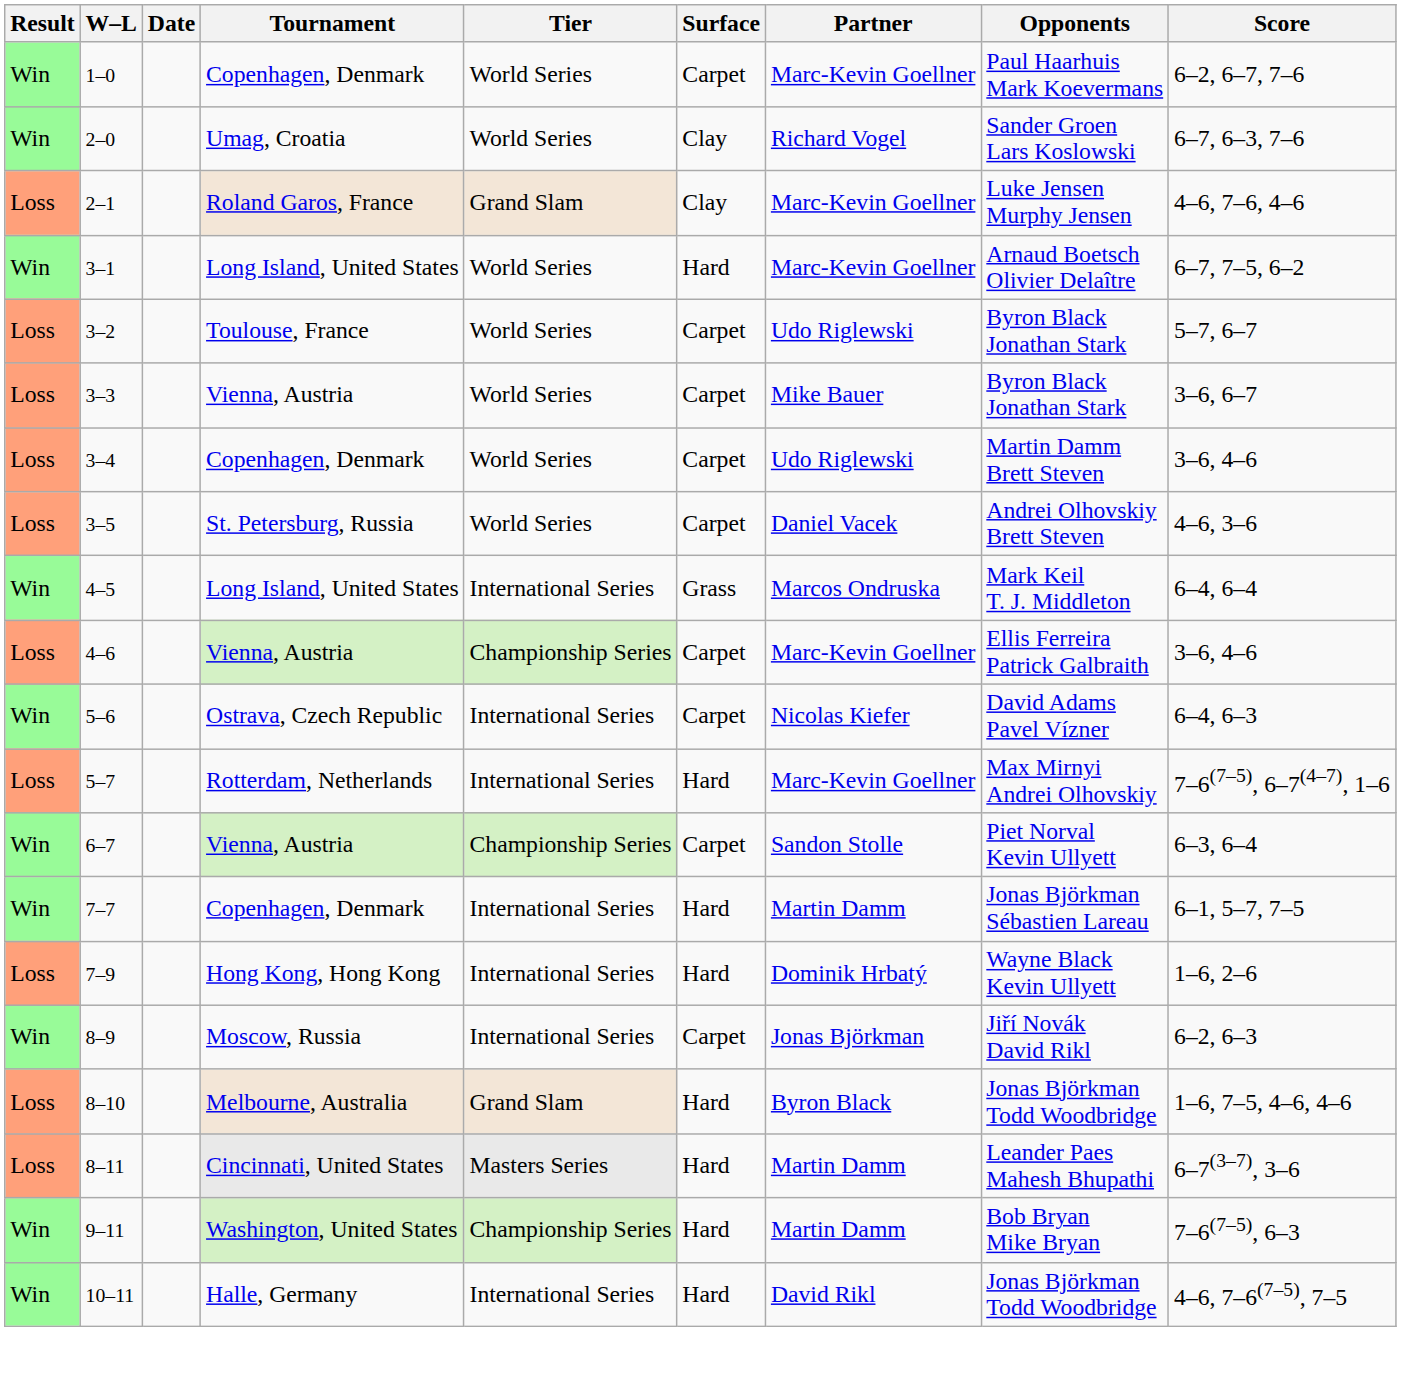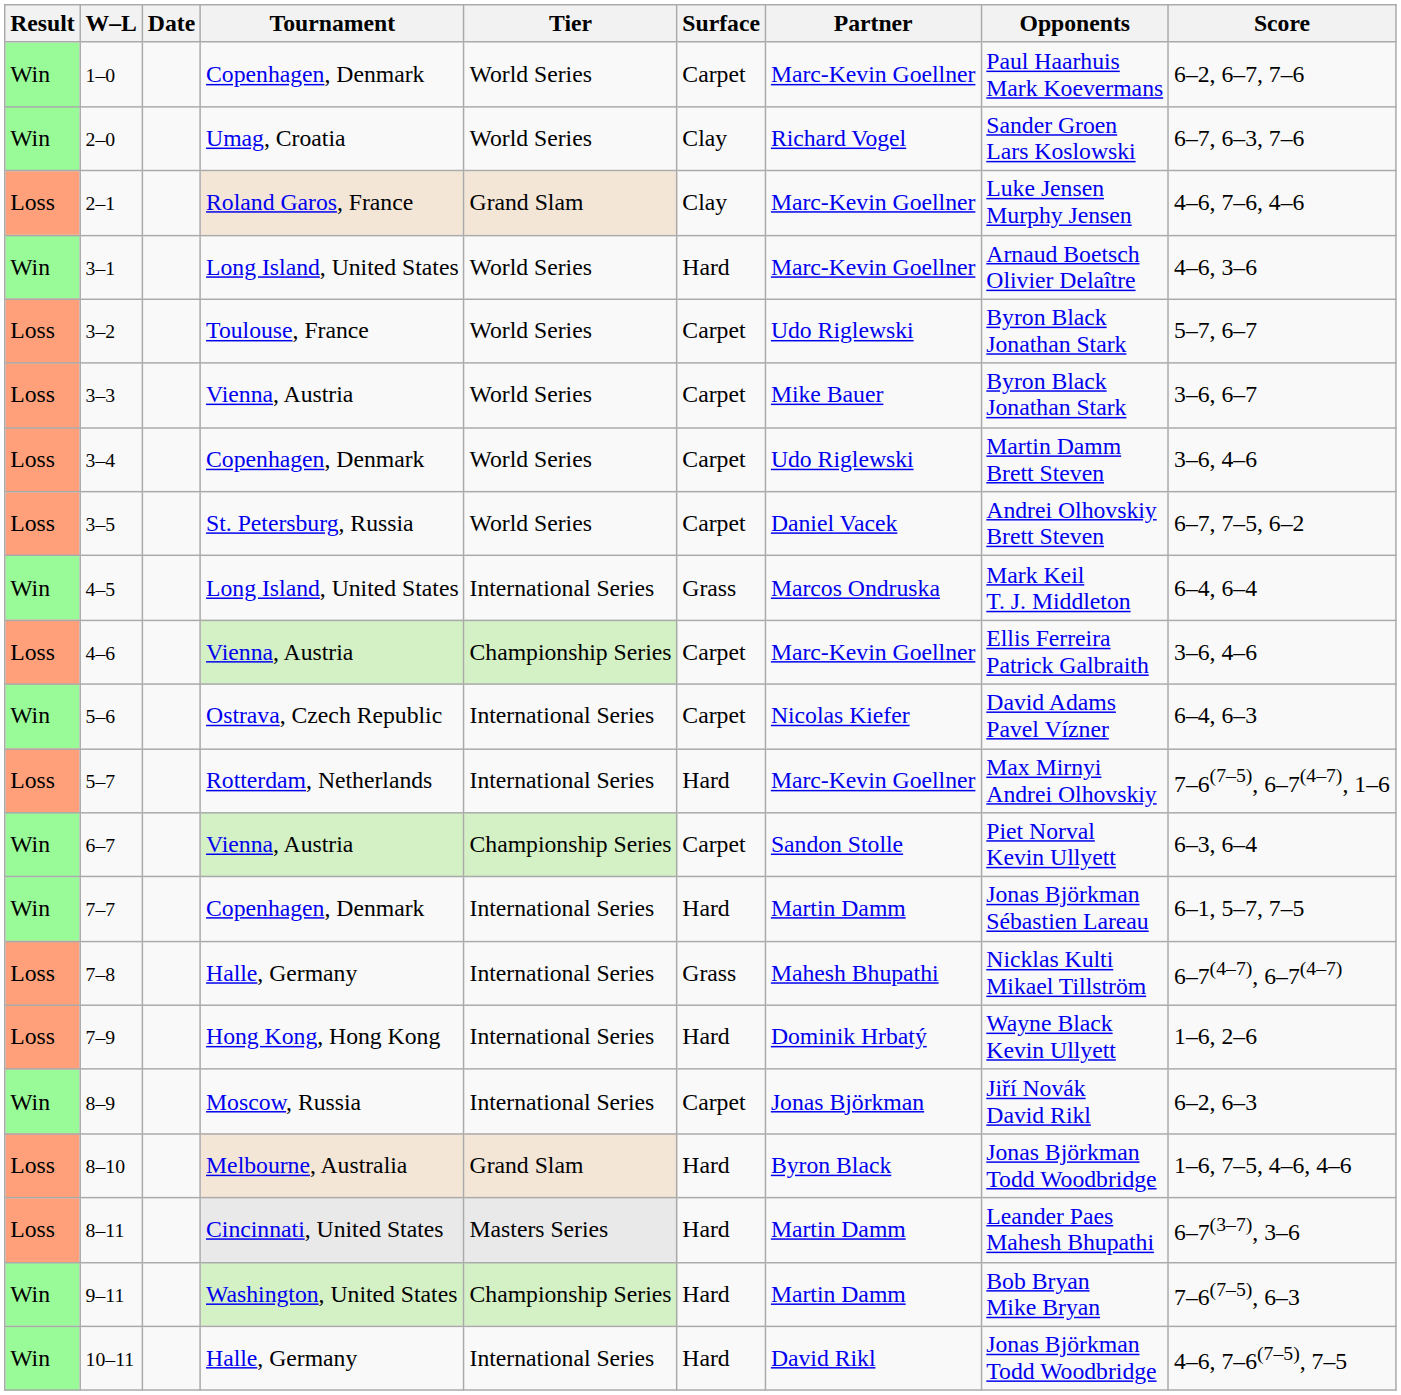(1239, 266) 6–7, 7–5, 6–2 -> (1216, 266) 4–6, 3–6
(1216, 523) 4–6, 3–6 -> (1239, 523) 6–7, 7–5, 6–2
+ row: (100, 974)
